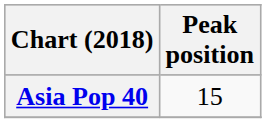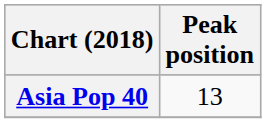(210, 95) 15 -> (210, 95) 13
